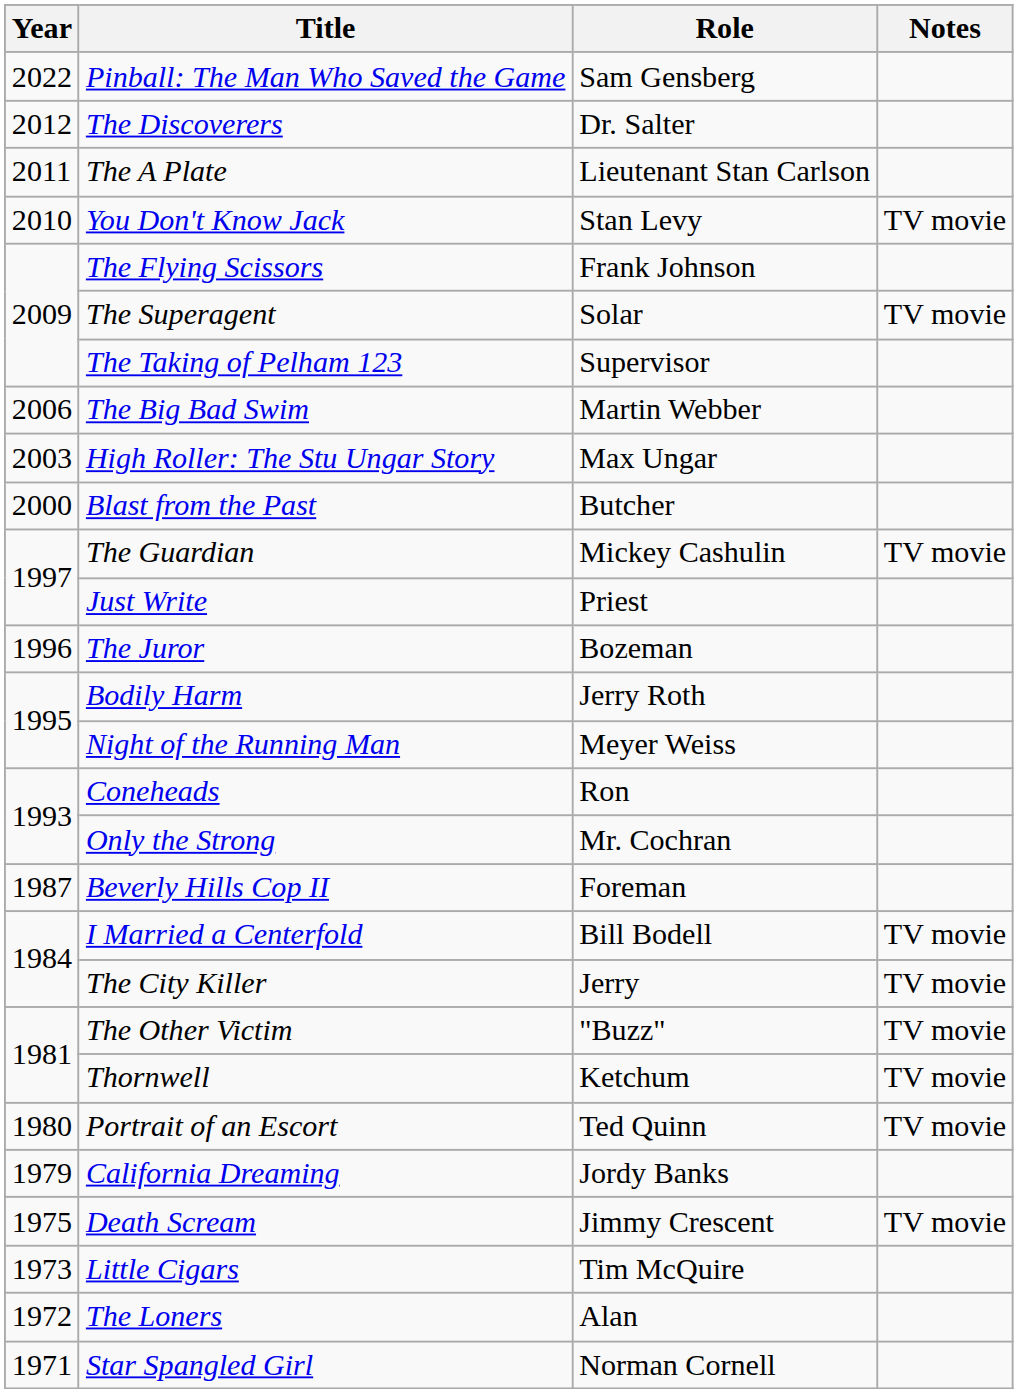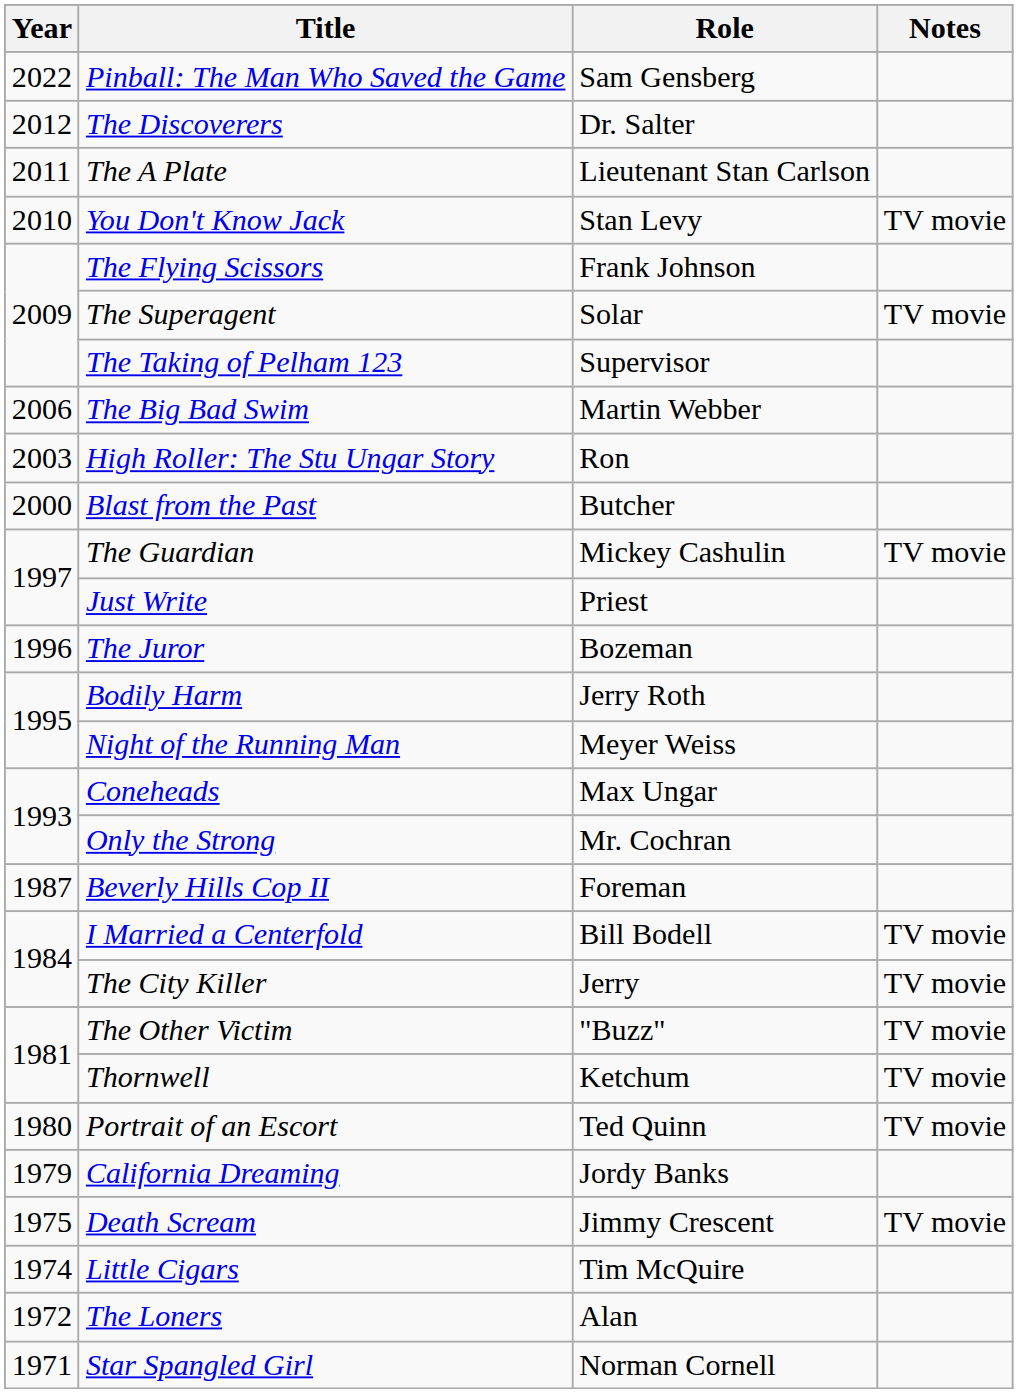(648, 457) Max Ungar -> (604, 457) Ron
(604, 791) Ron -> (648, 791) Max Ungar
(42, 1268) 1973 -> (42, 1268) 1974
